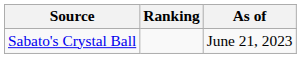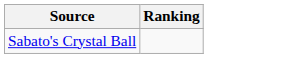- column: (250, 16)
